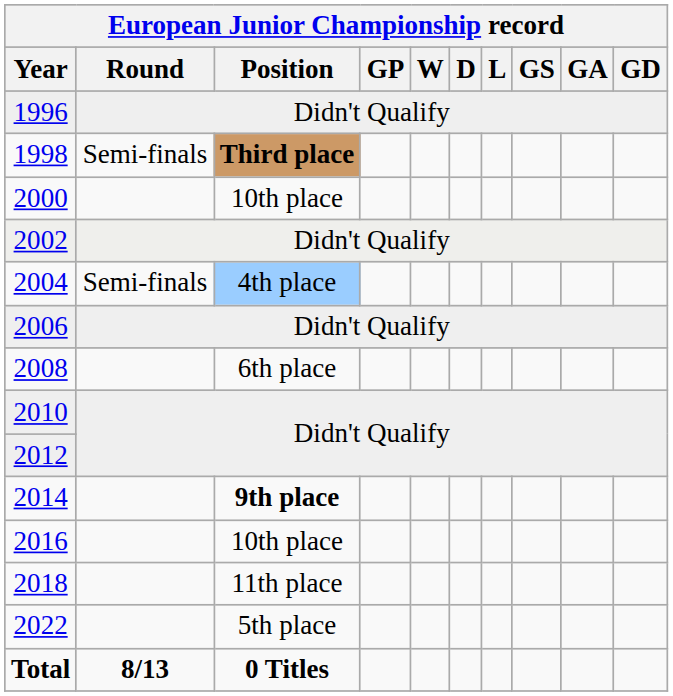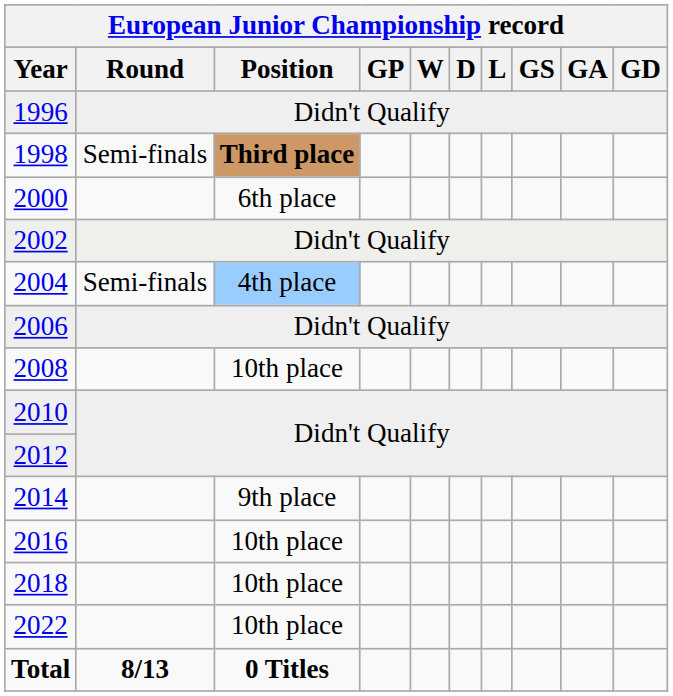(287, 197) 10th place -> (287, 197) 6th place
(287, 369) 6th place -> (287, 369) 10th place
(287, 497) bold -> (287, 497) normal
(287, 583) 11th place -> (287, 583) 10th place
(287, 626) 5th place -> (287, 626) 10th place
